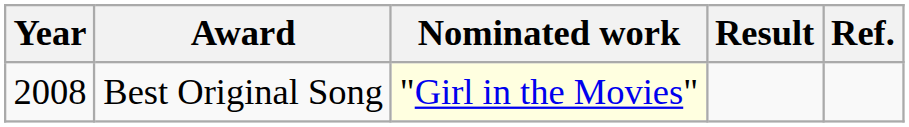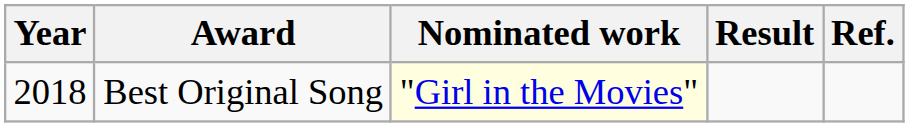(50, 91) 2008 -> (50, 91) 2018
